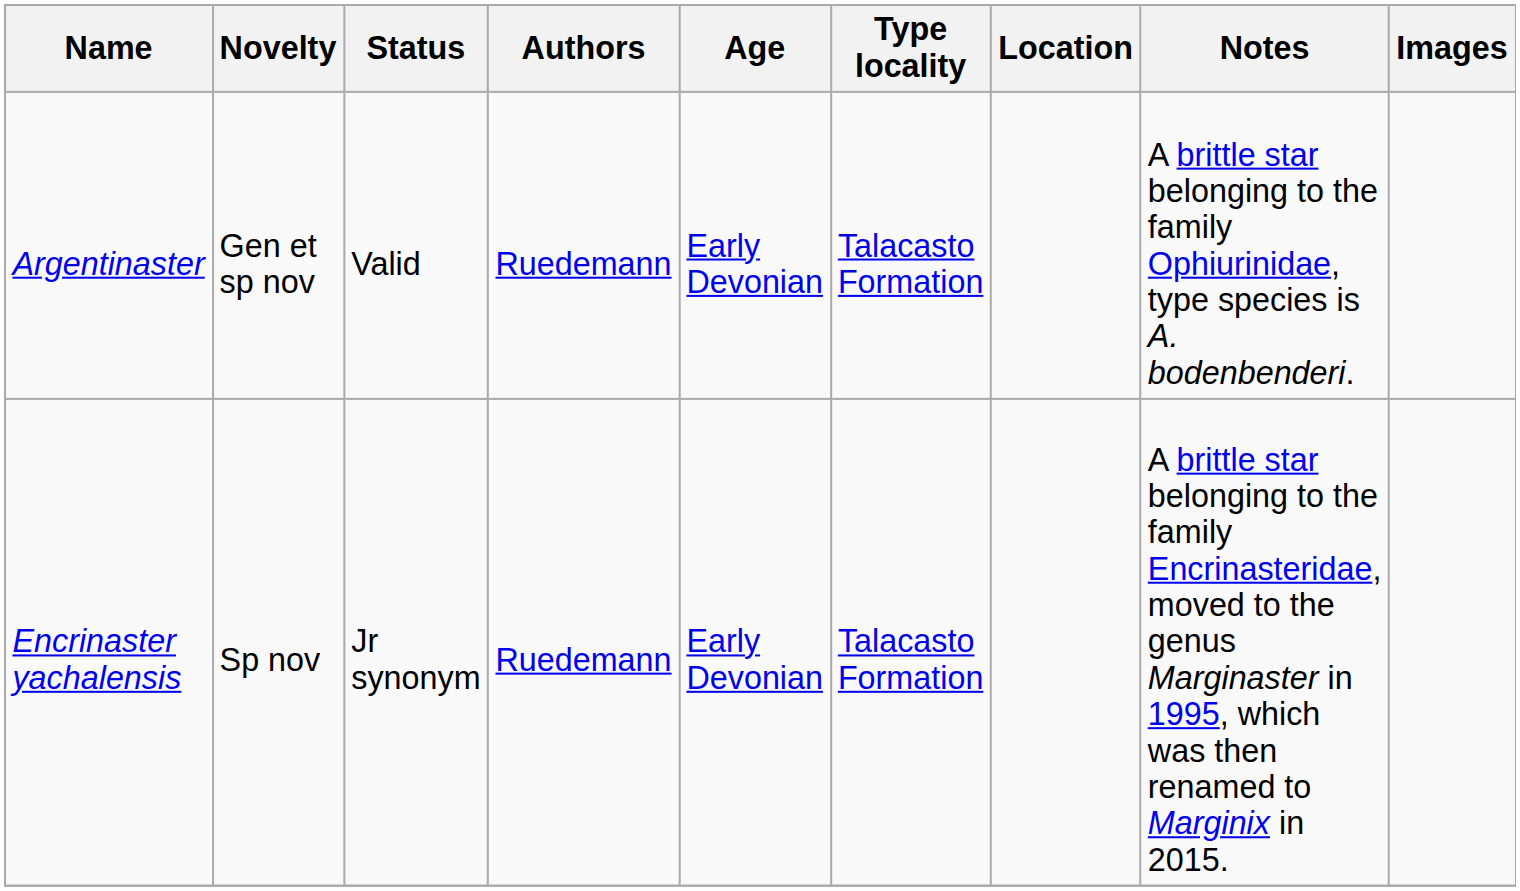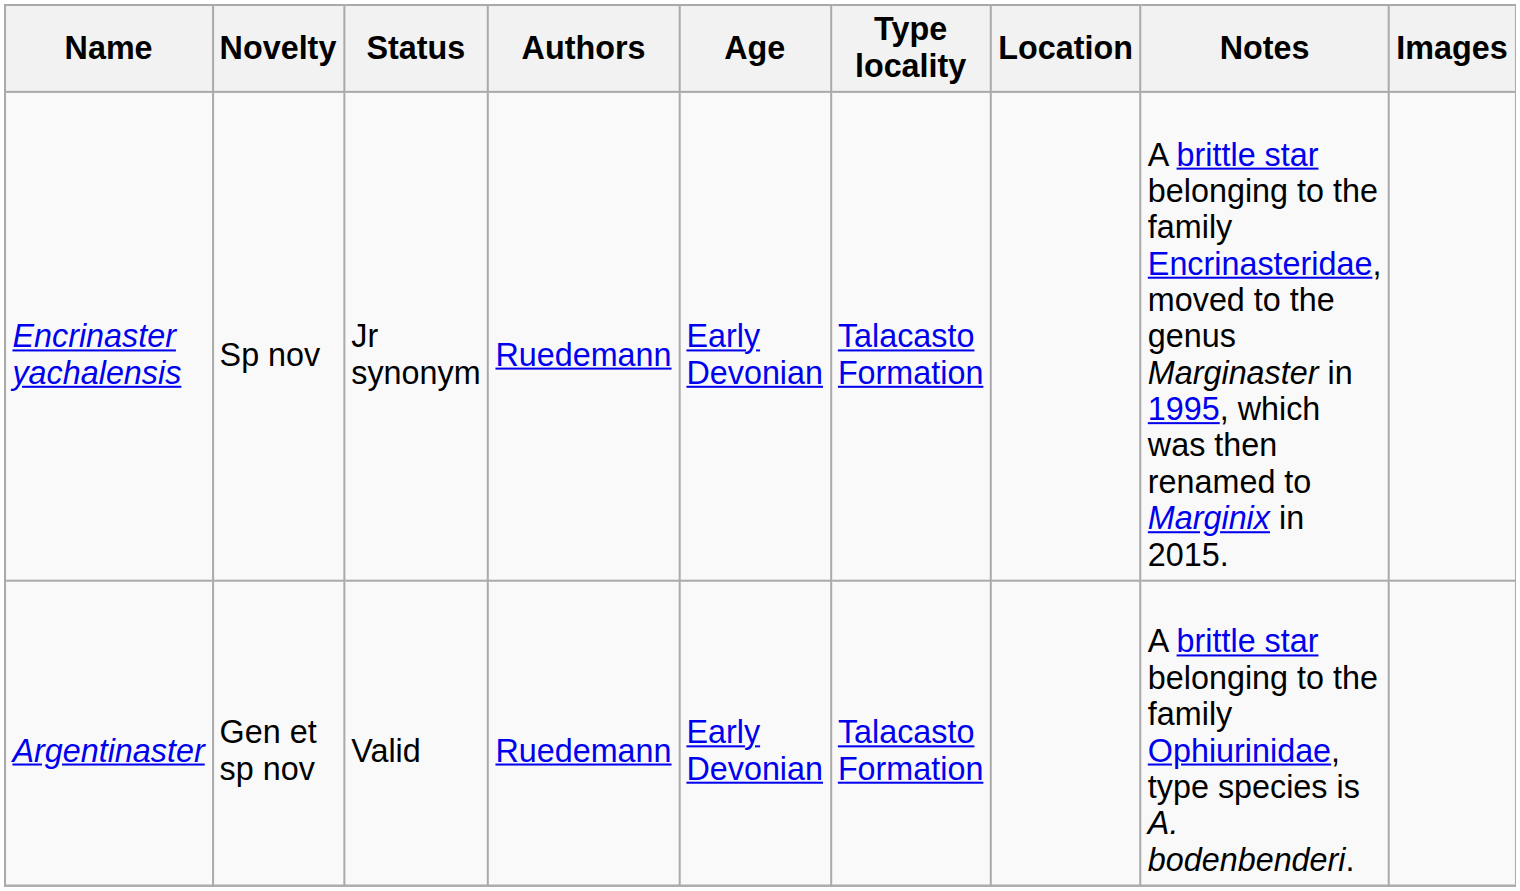rows swapped: (109, 263) <-> (97, 659)
